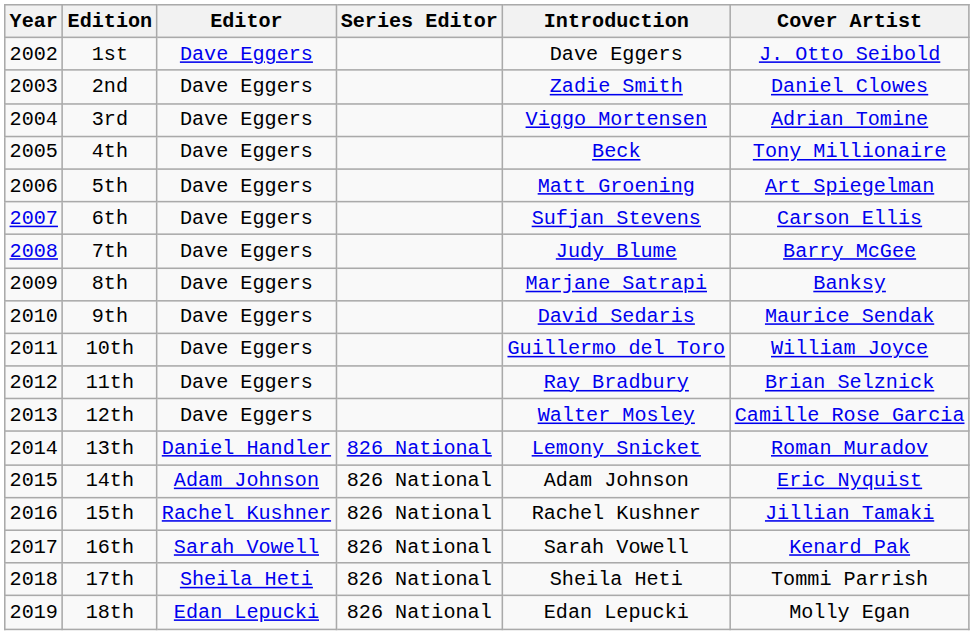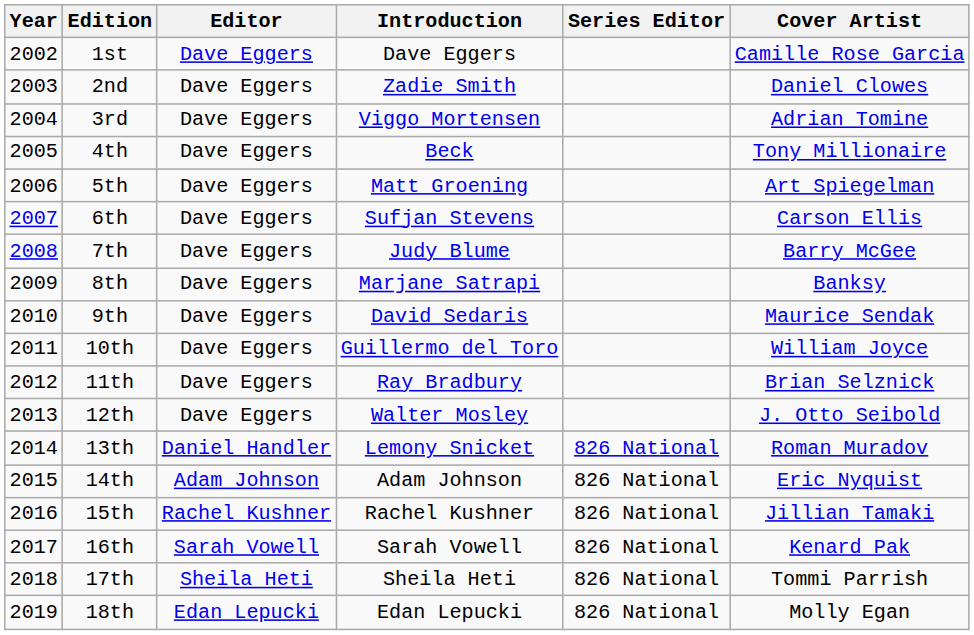columns swapped: (419, 21) <-> (616, 21)
(850, 54) J. Otto Seibold -> (850, 54) Camille Rose Garcia
(850, 415) Camille Rose Garcia -> (850, 415) J. Otto Seibold
